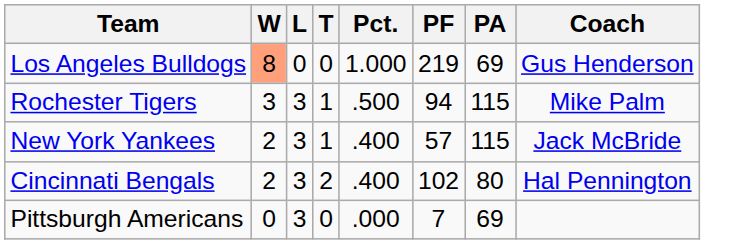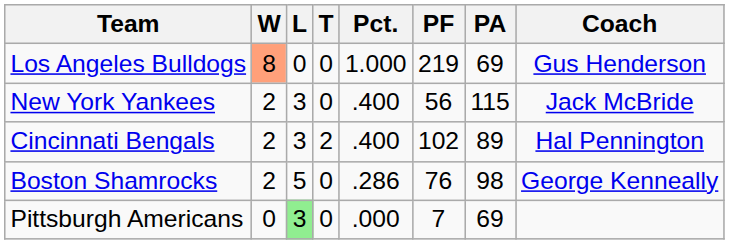- row: (104, 102)
(326, 141) 1 -> (326, 102) 0
(438, 141) 57 -> (438, 102) 56
(490, 180) 80 -> (490, 141) 89
+ row: (114, 180)
(300, 219) no background -> (300, 219) lightgreen background
